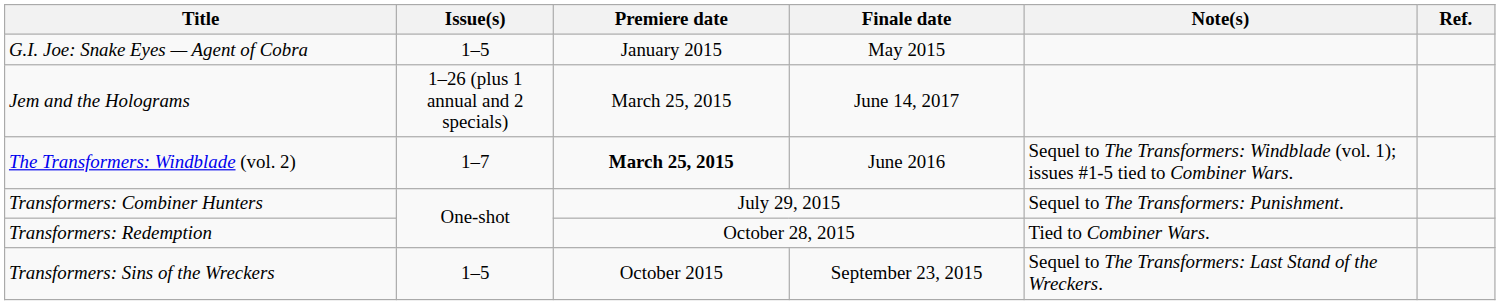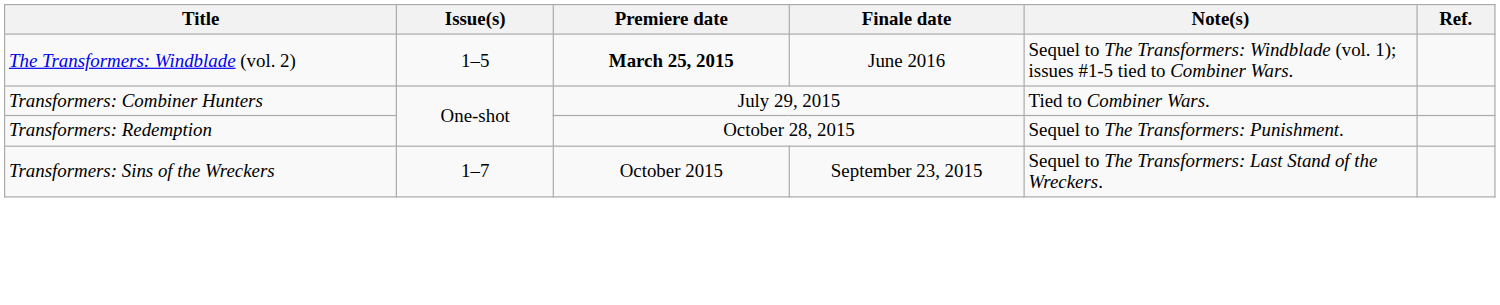- row: (158, 49)
- row: (99, 100)
(475, 162) 1–7 -> (475, 60) 1–5
(1186, 202) Sequel to The Transformers: Punishment. -> (1119, 100) Tied to Combiner Wars.
(1119, 232) Tied to Combiner Wars. -> (1186, 130) Sequel to The Transformers: Punishment.
(475, 273) 1–5 -> (475, 171) 1–7
